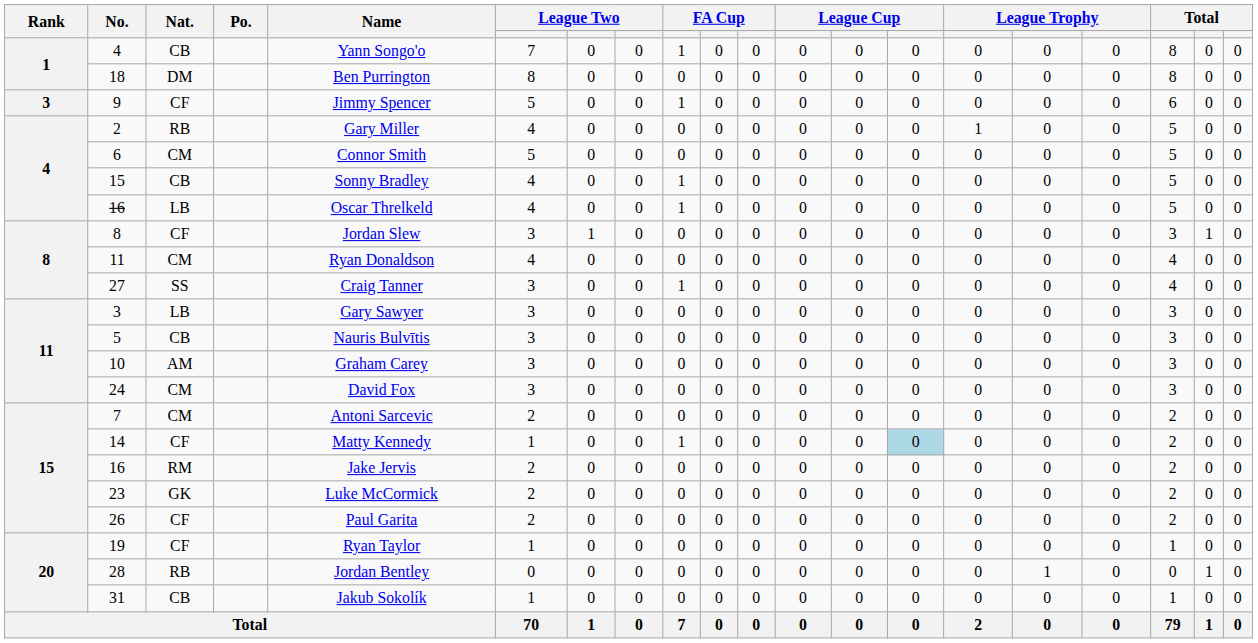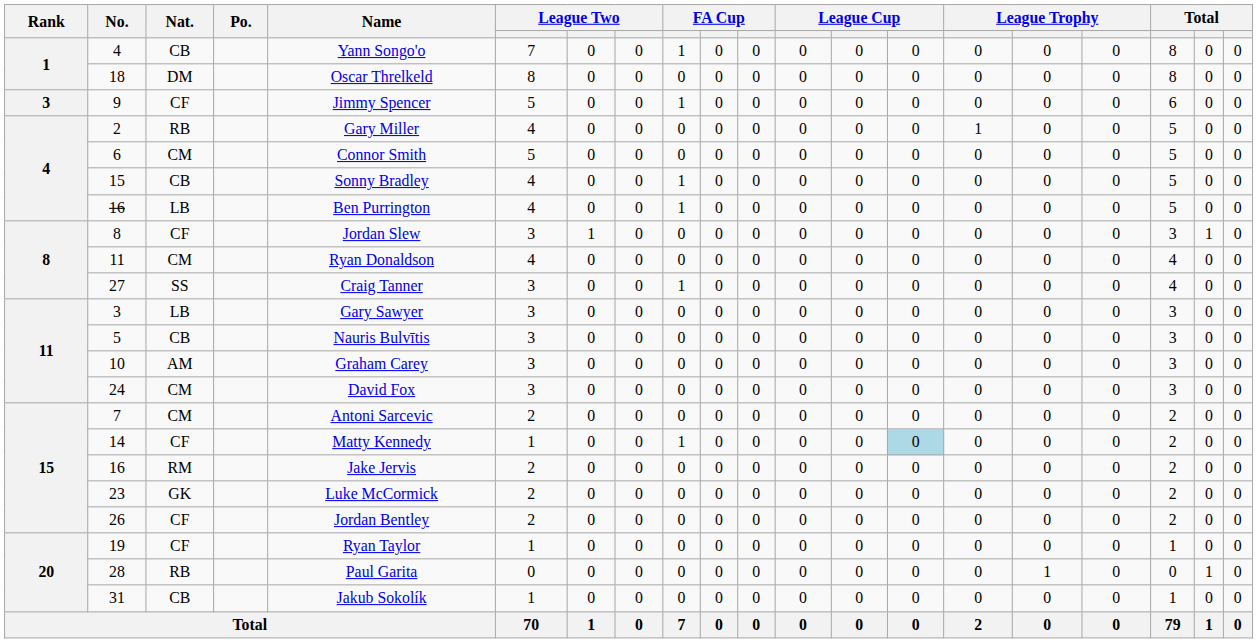(382, 77) Ben Purrington -> (382, 77) Oscar Threlkeld
(382, 207) Oscar Threlkeld -> (382, 207) Ben Purrington
(382, 520) Paul Garita -> (382, 520) Jordan Bentley
(382, 572) Jordan Bentley -> (382, 572) Paul Garita
